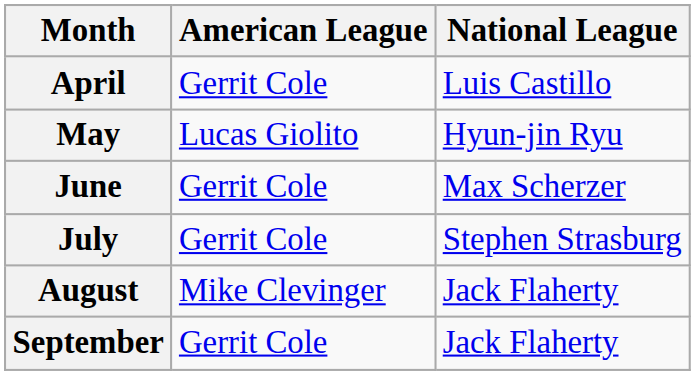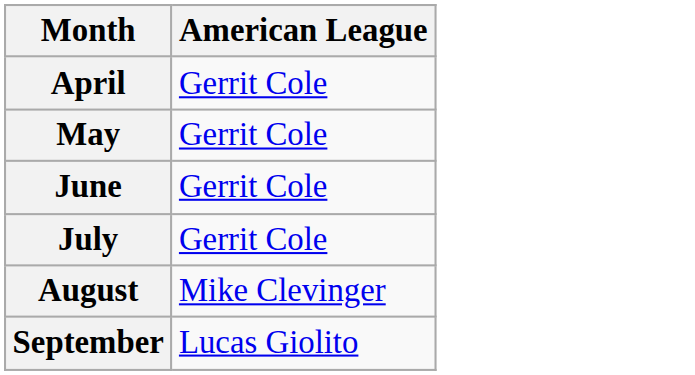- column: (562, 30)
(269, 134) Lucas Giolito -> (253, 134) Gerrit Cole
(253, 342) Gerrit Cole -> (269, 342) Lucas Giolito
